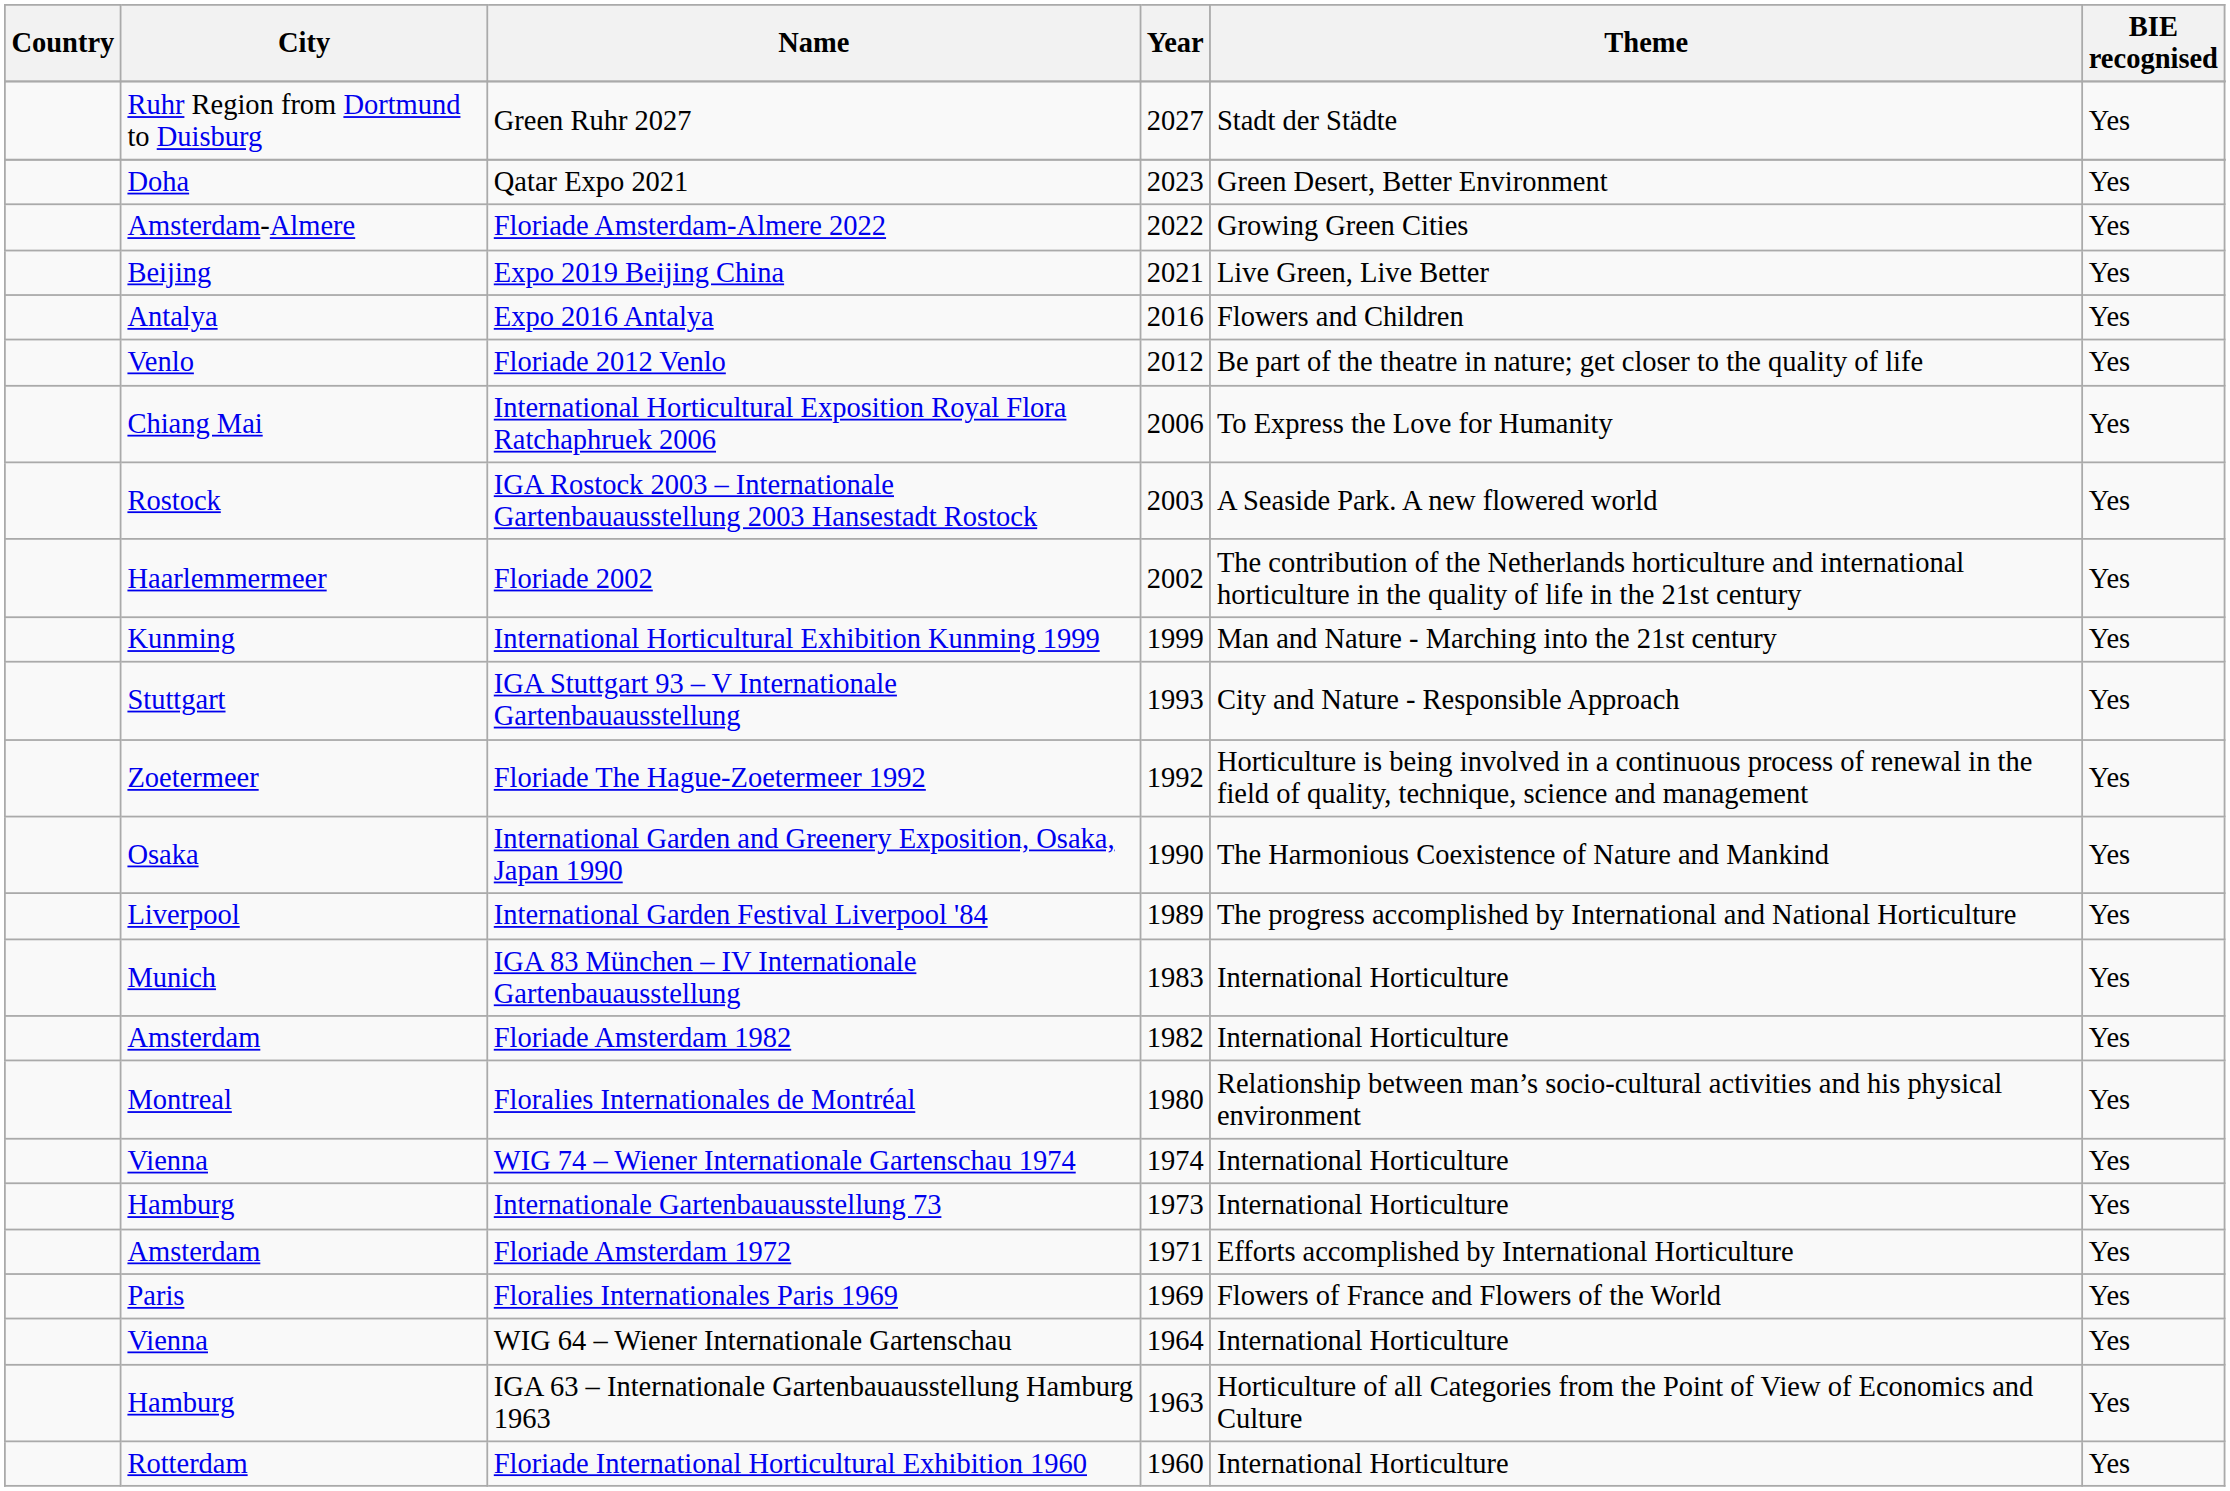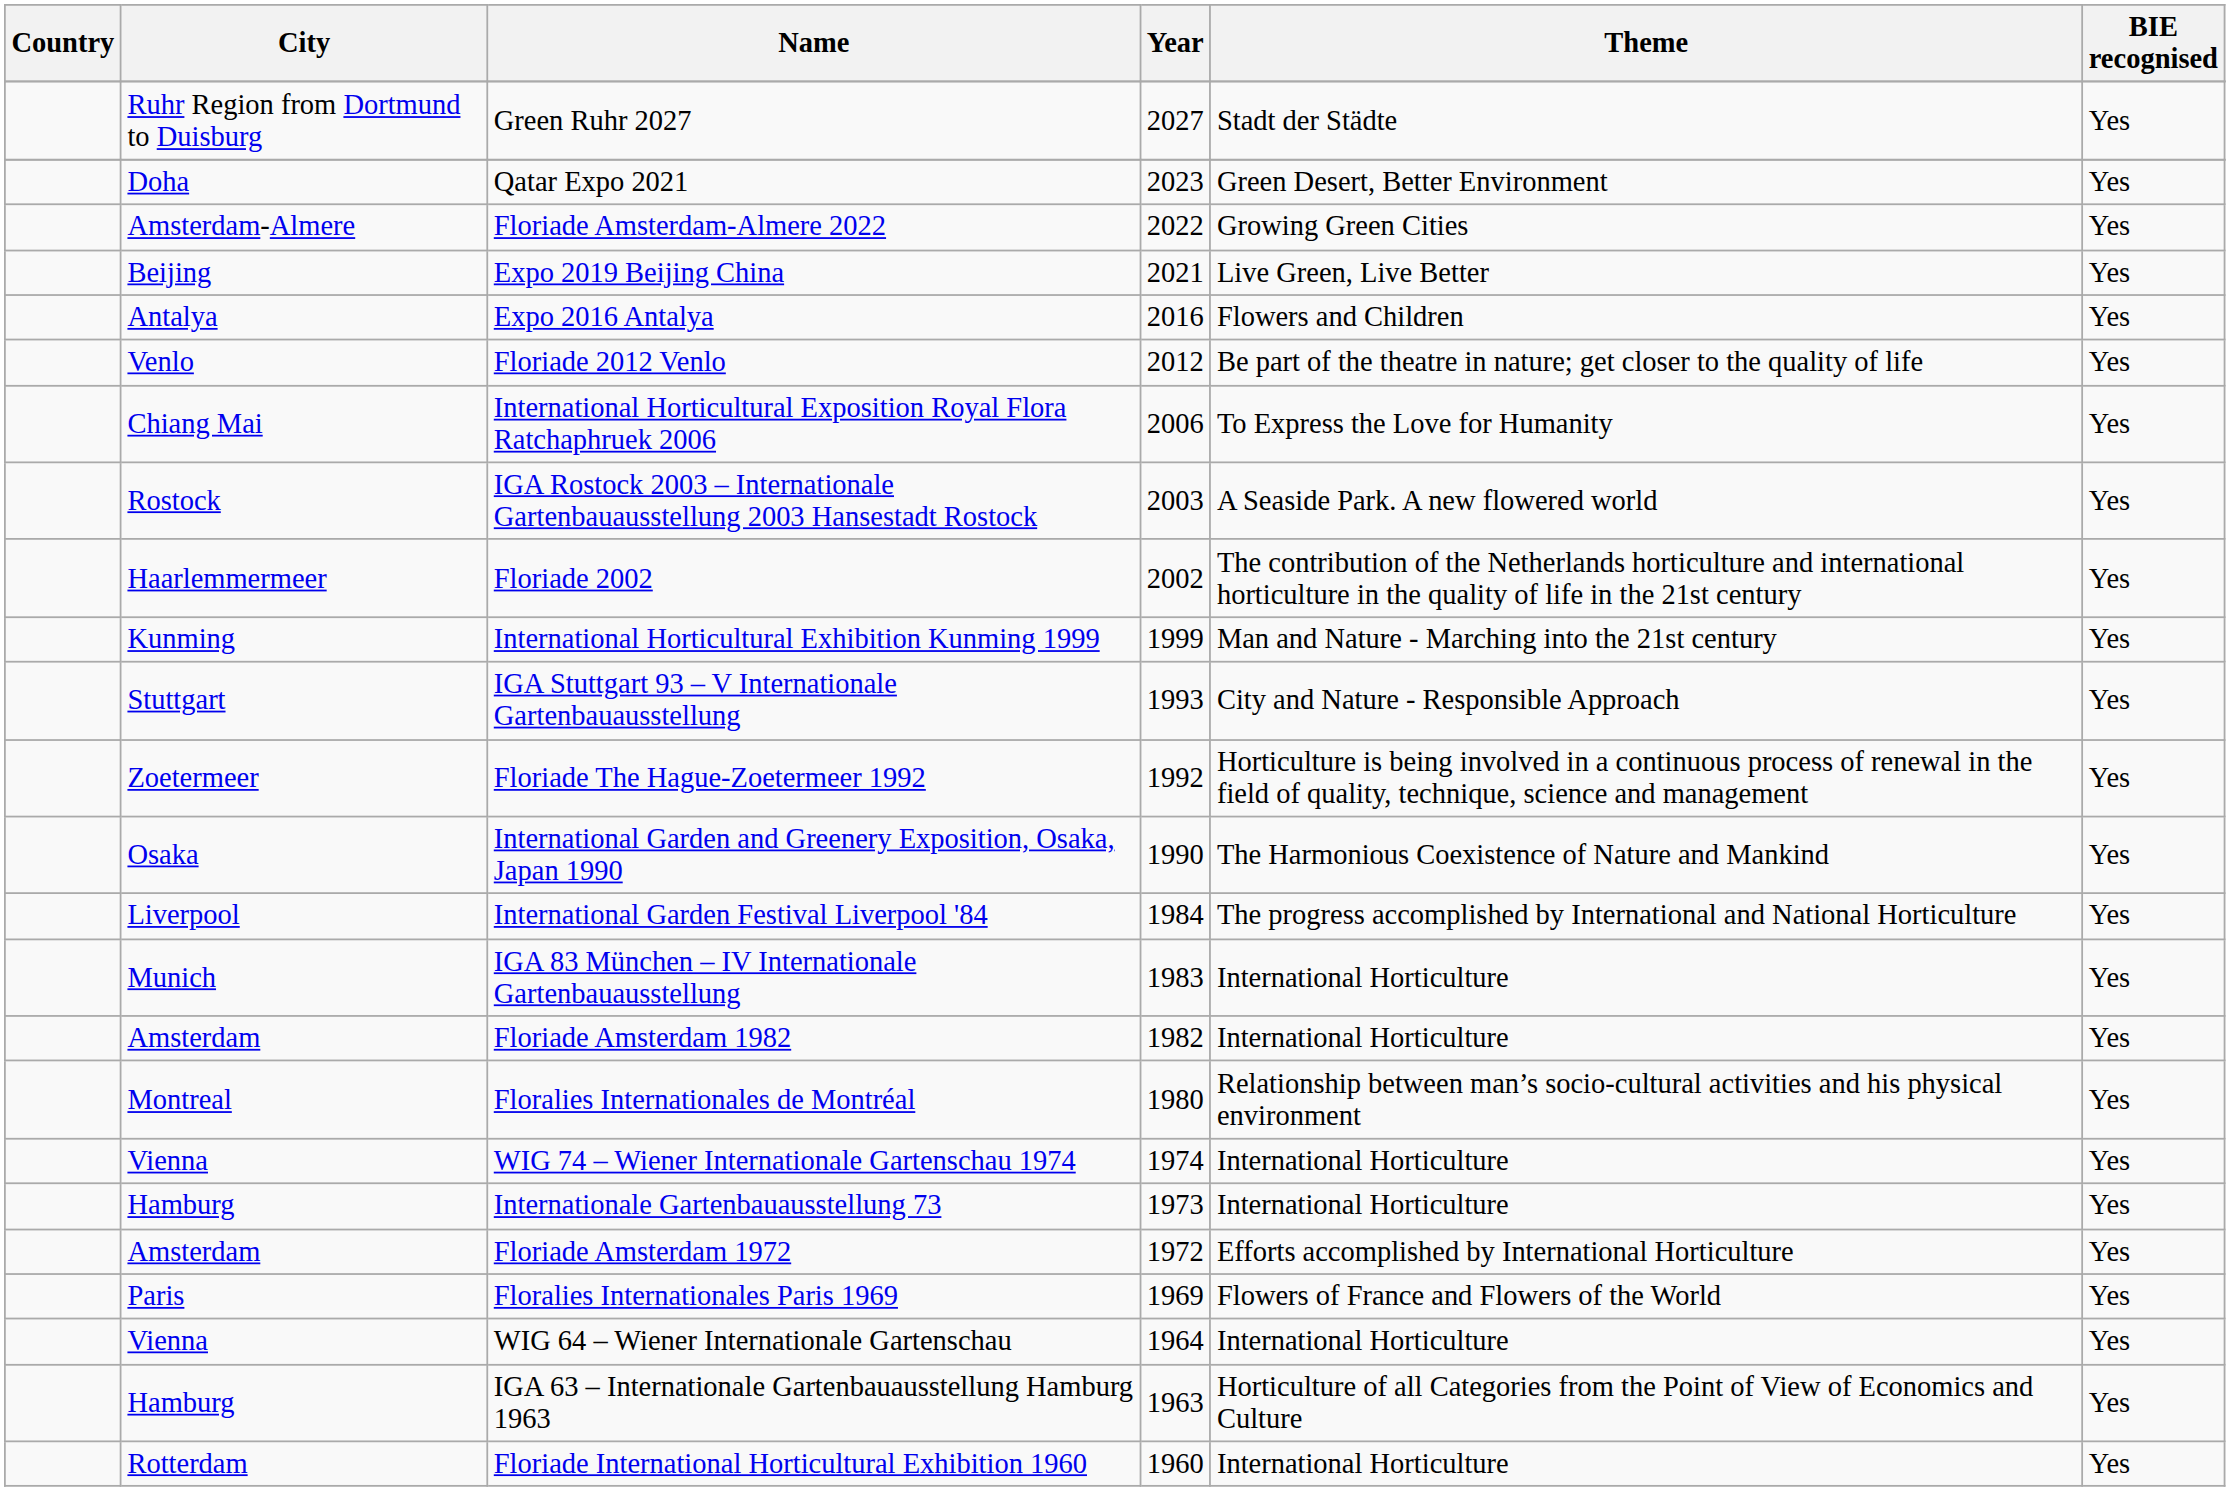(1175, 915) 1989 -> (1175, 915) 1984
(1175, 1250) 1971 -> (1175, 1250) 1972
